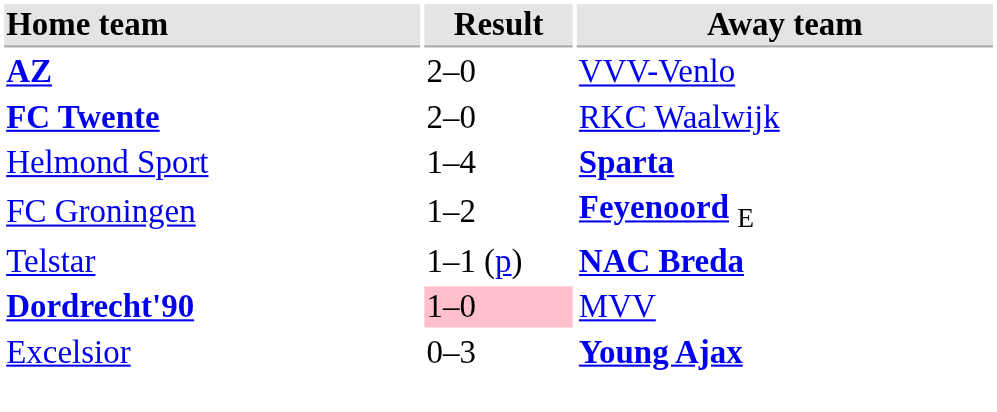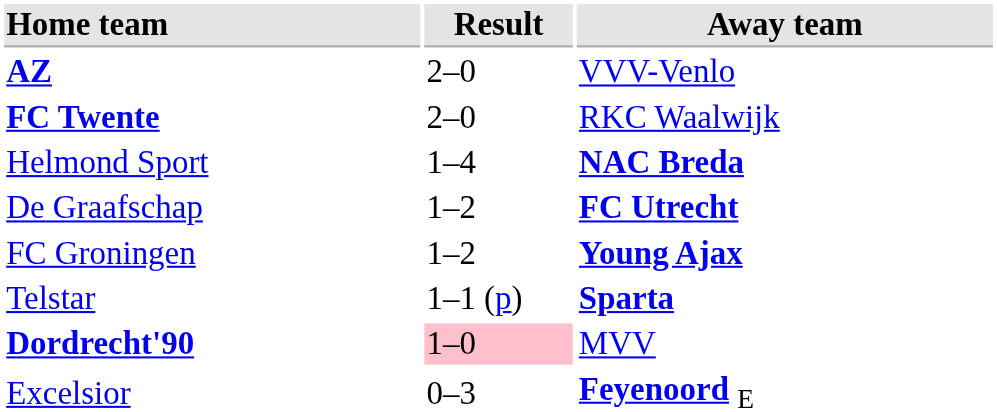(626, 162) Sparta -> (661, 162) NAC Breda
+ row: (105, 207)
(666, 211) Feyenoord E -> (661, 252) Young Ajax
(661, 261) NAC Breda -> (626, 298) Sparta
(661, 352) Young Ajax -> (666, 393) Feyenoord E
